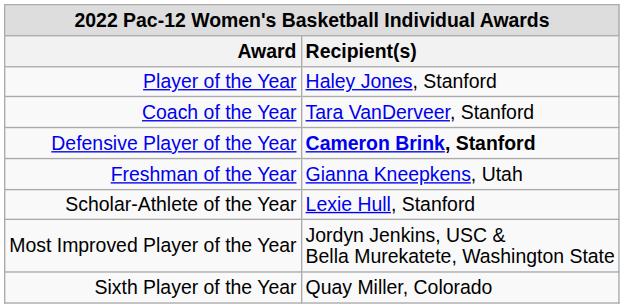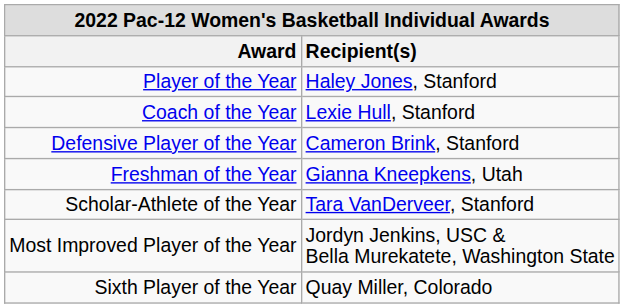(420, 113) Tara VanDerveer, Stanford -> (390, 113) Lexie Hull, Stanford
(421, 143) bold -> (413, 143) normal
(390, 205) Lexie Hull, Stanford -> (420, 205) Tara VanDerveer, Stanford
